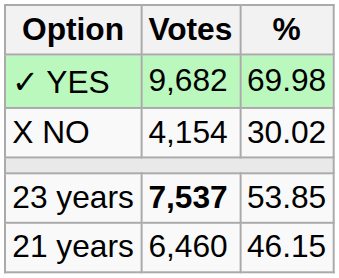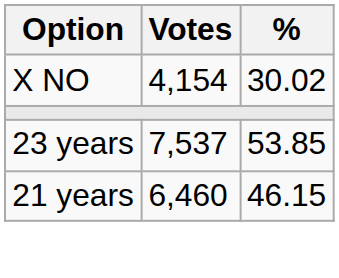- row: (61, 81)
(188, 196) bold -> (188, 144) normal
